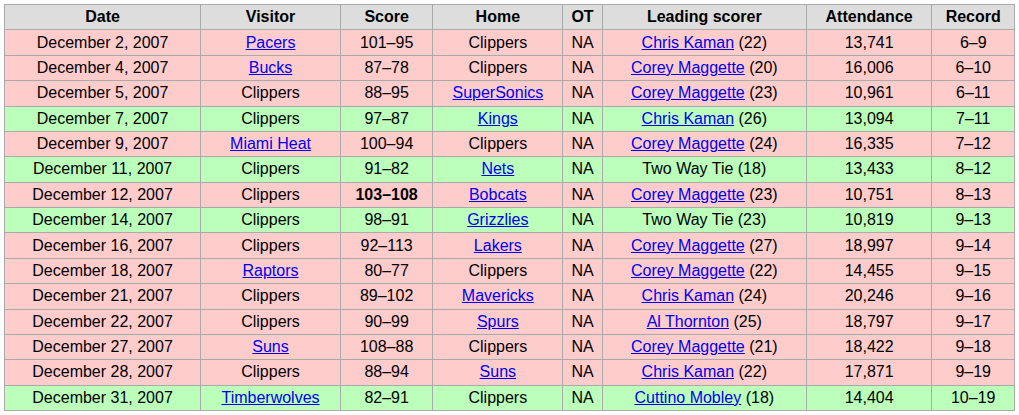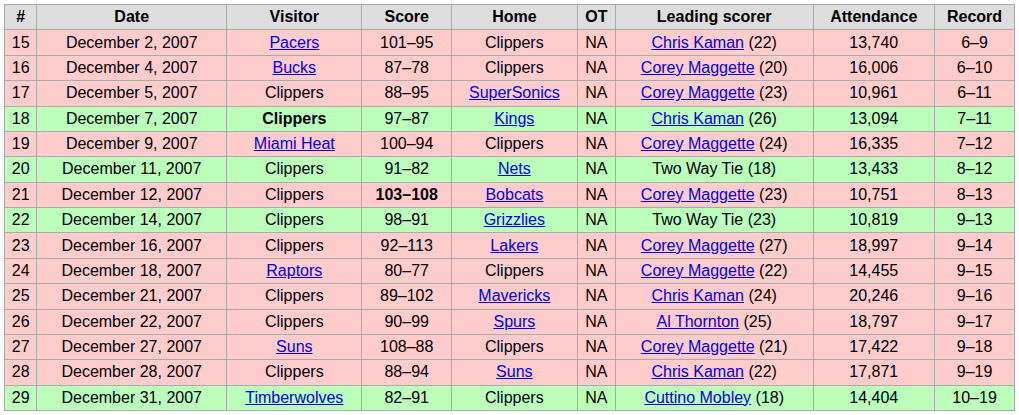+ column: (21, 17)
(869, 42) 13,741 -> (874, 42) 13,740
(271, 118) normal -> (294, 118) bold
(869, 347) 18,422 -> (874, 347) 17,422
